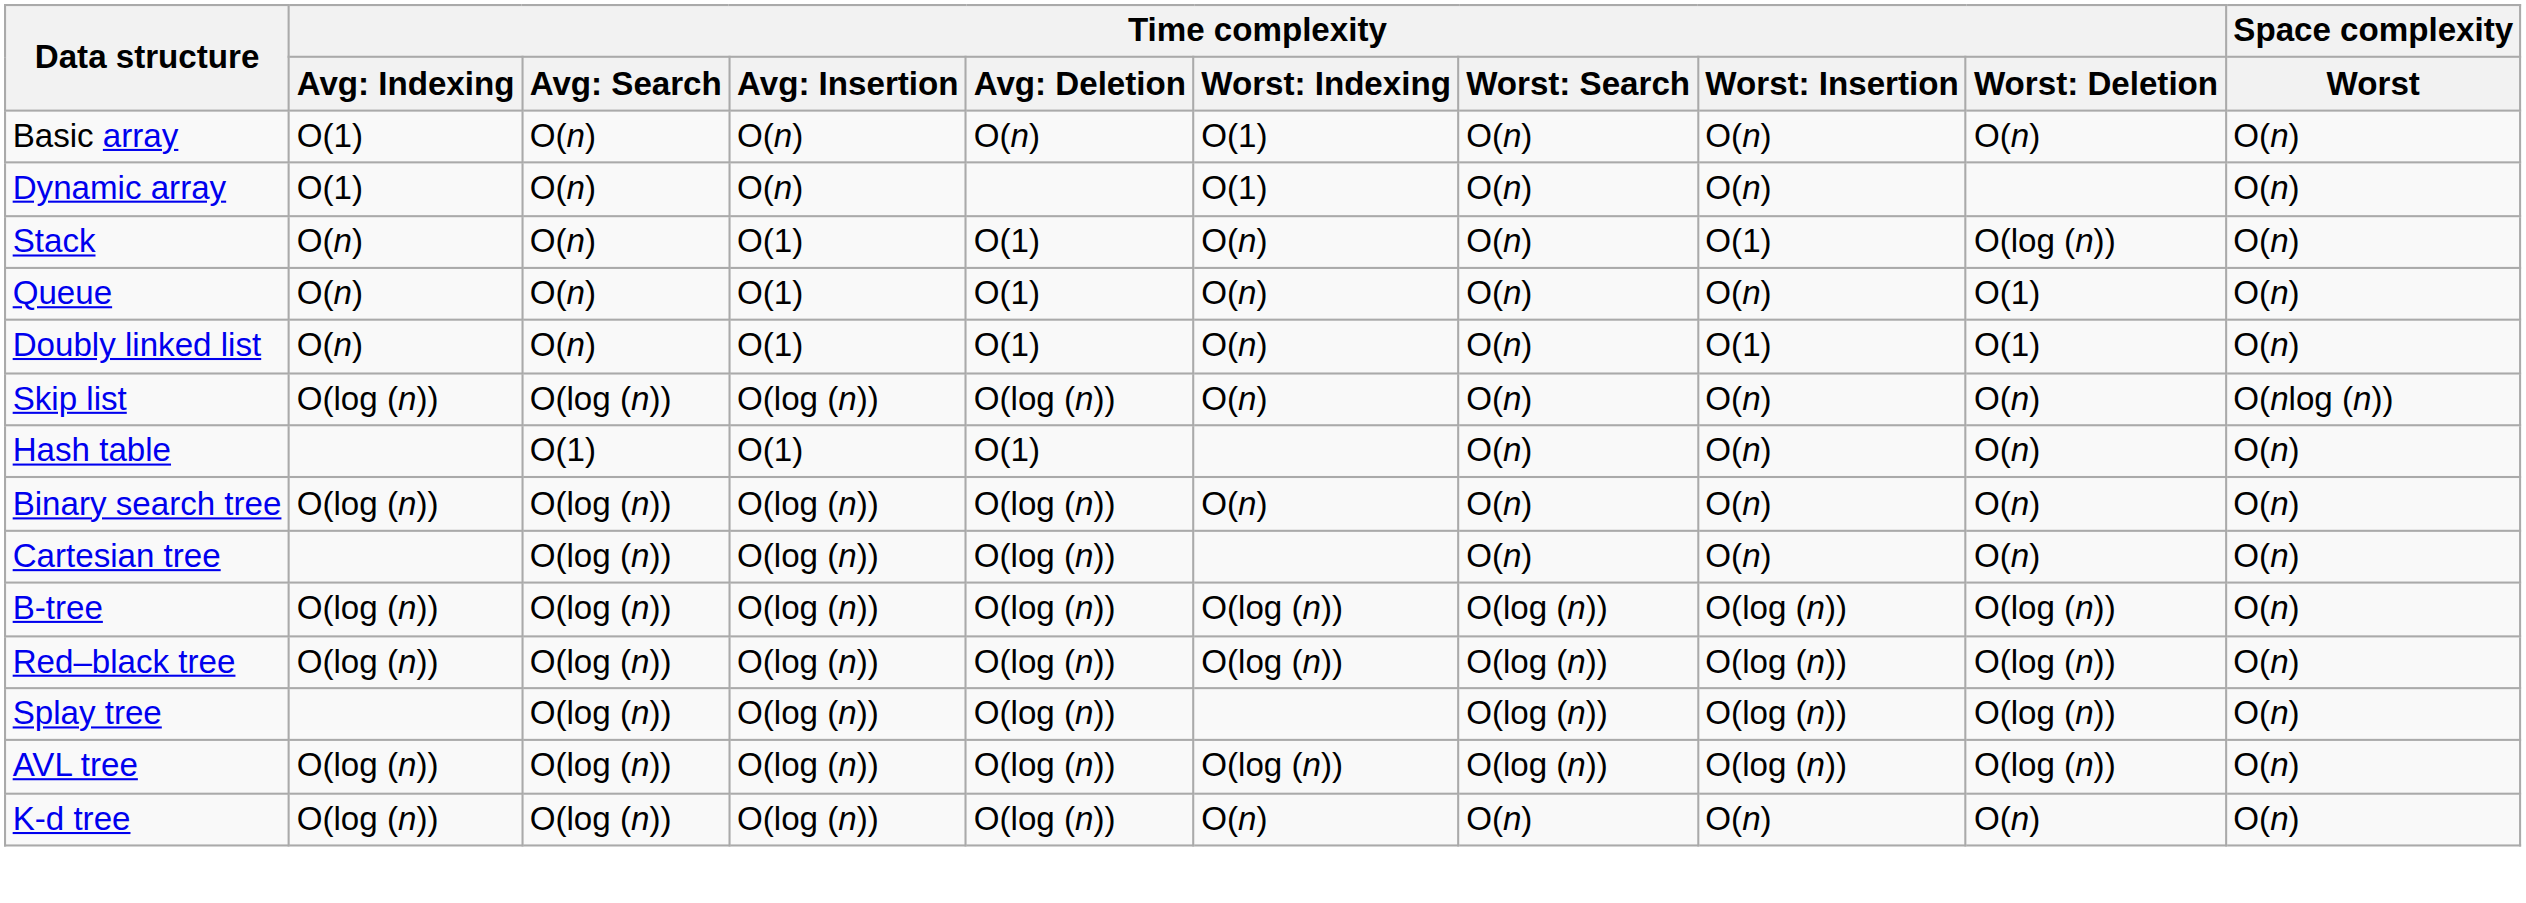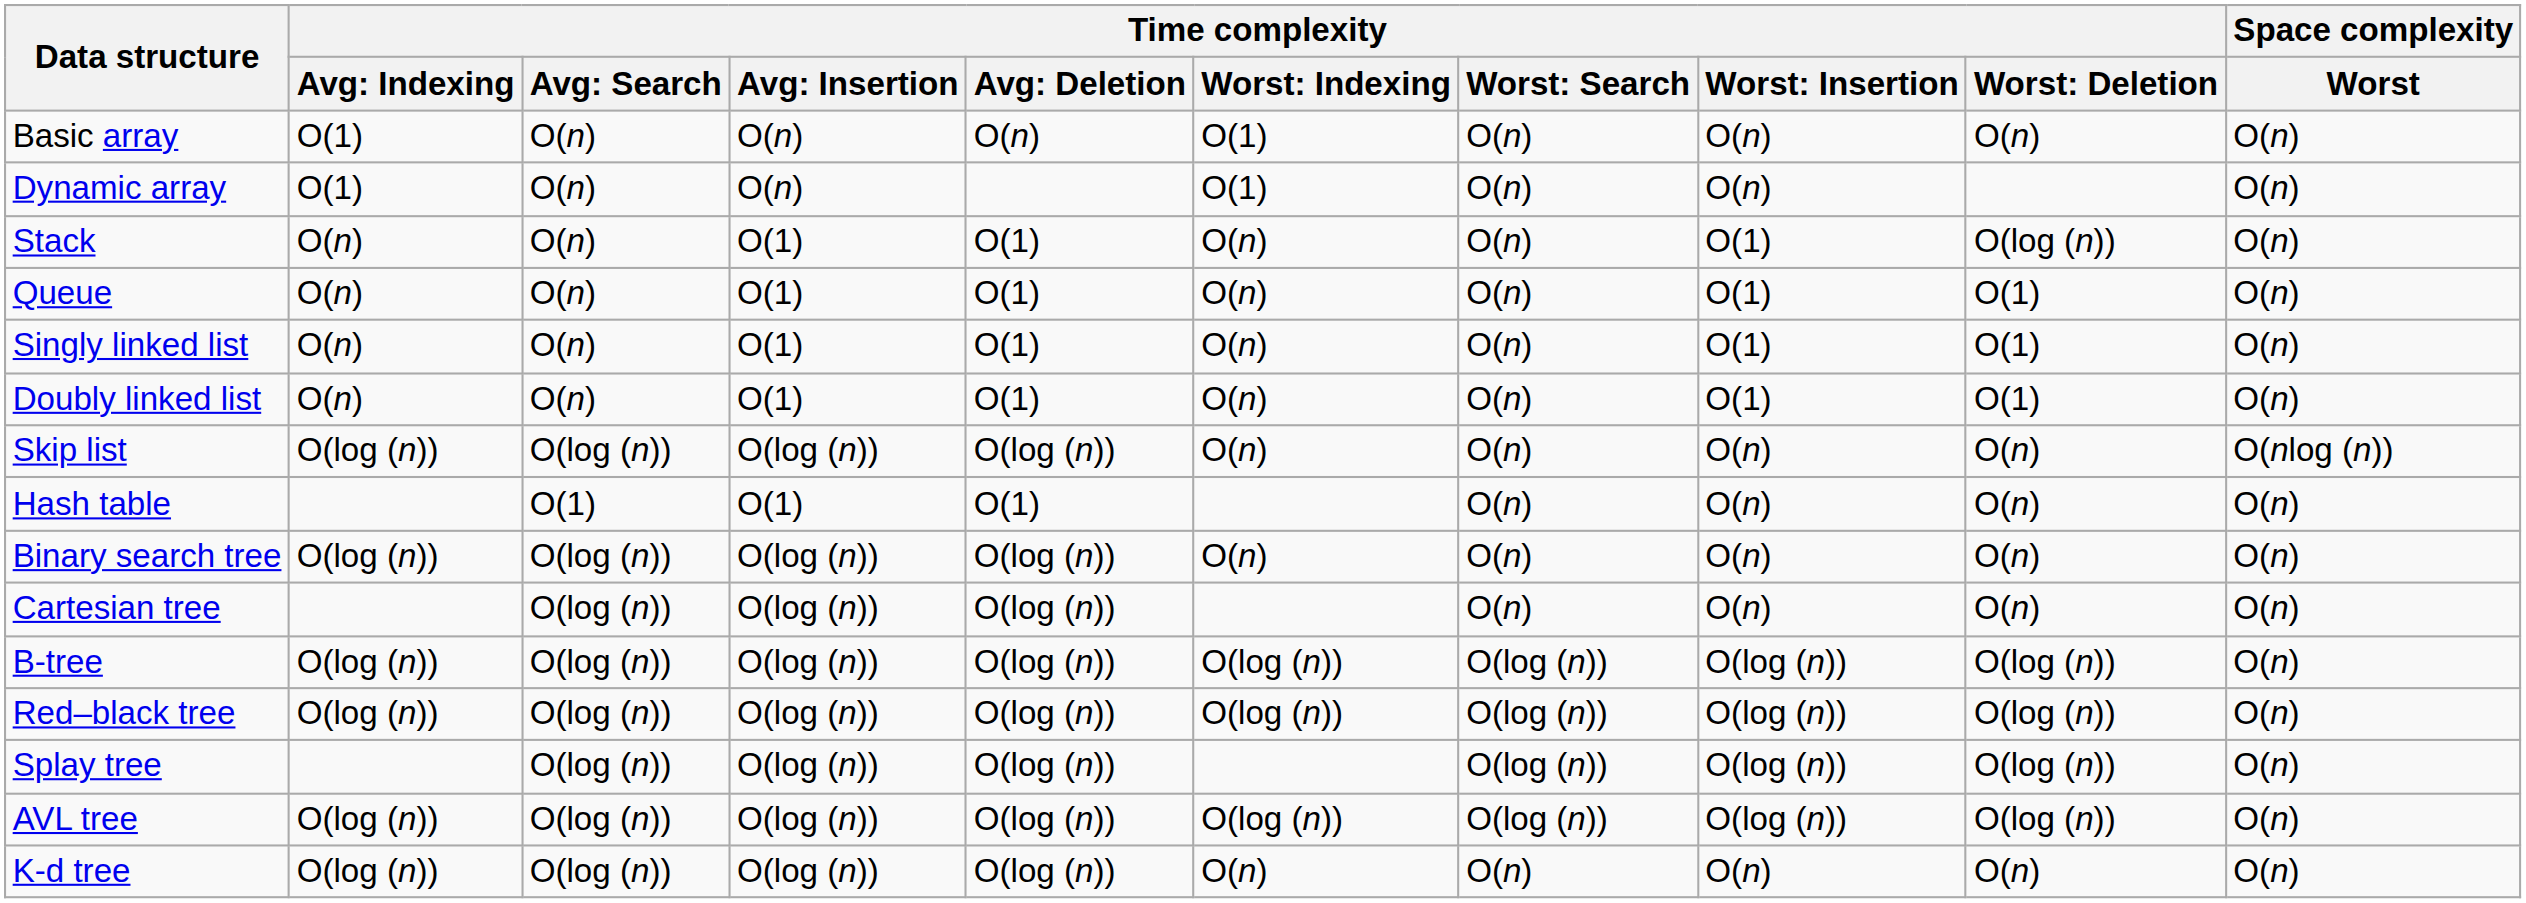(1738, 293) O(n) -> (1738, 293) O(1)
+ row: (130, 345)
